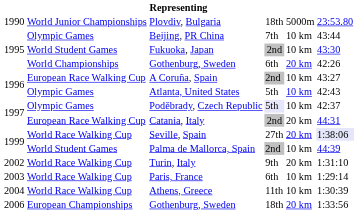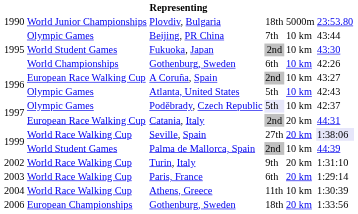(299, 64) 20 km -> (299, 64) 10 km
(299, 176) 10 km -> (299, 176) 20 km
